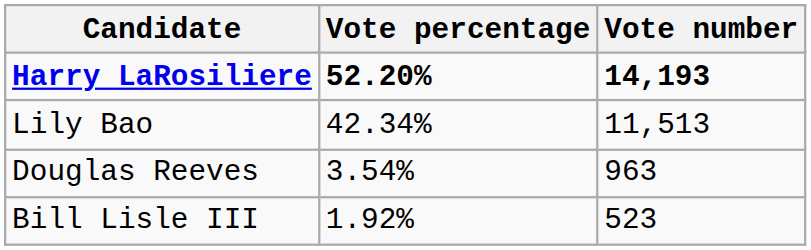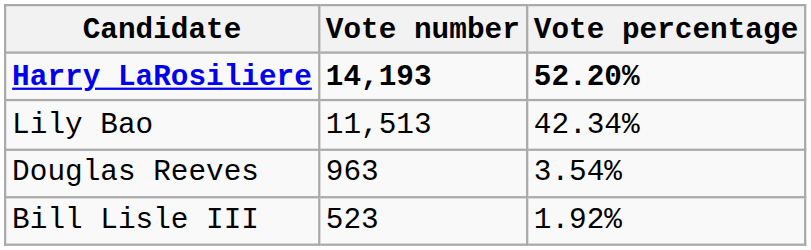columns swapped: (701, 29) <-> (458, 29)
